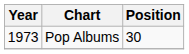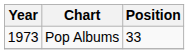(133, 37) 30 -> (133, 37) 33
